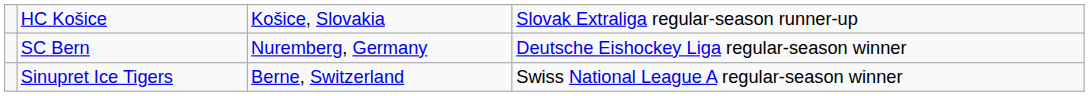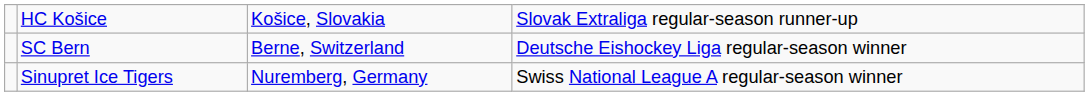(339, 47) Nuremberg, Germany -> (328, 47) Berne, Switzerland
(328, 76) Berne, Switzerland -> (339, 76) Nuremberg, Germany
